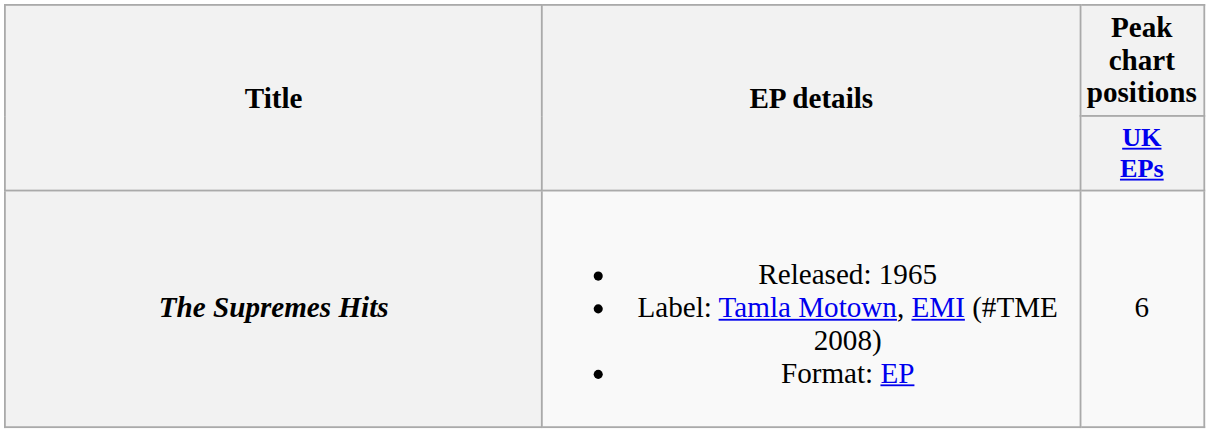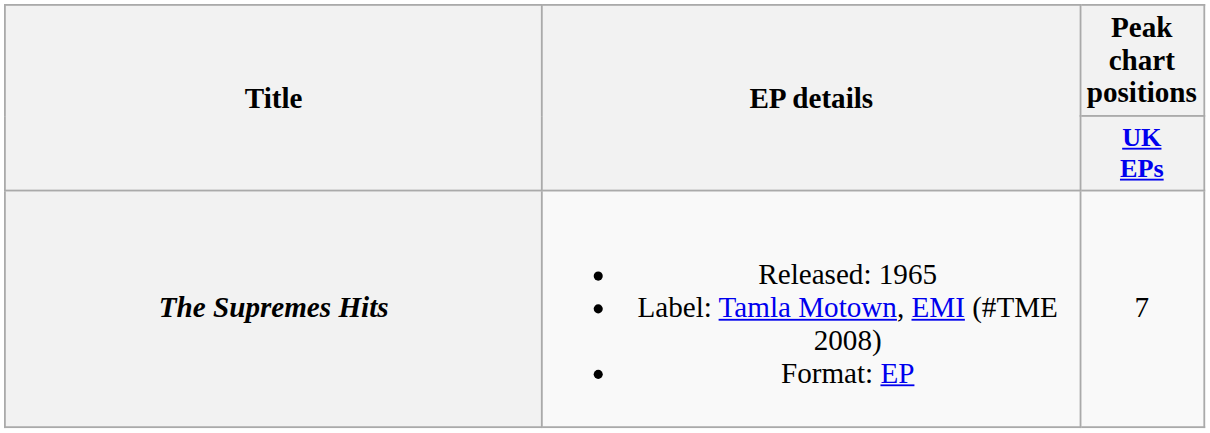(1142, 308) 6 -> (1142, 308) 7
